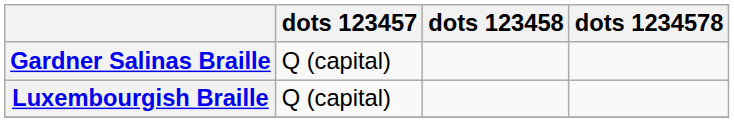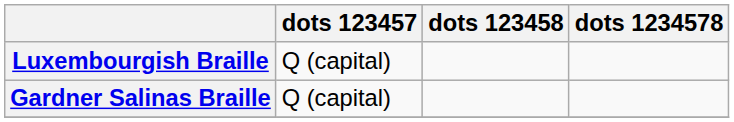rows swapped: (140, 60) <-> (140, 98)
